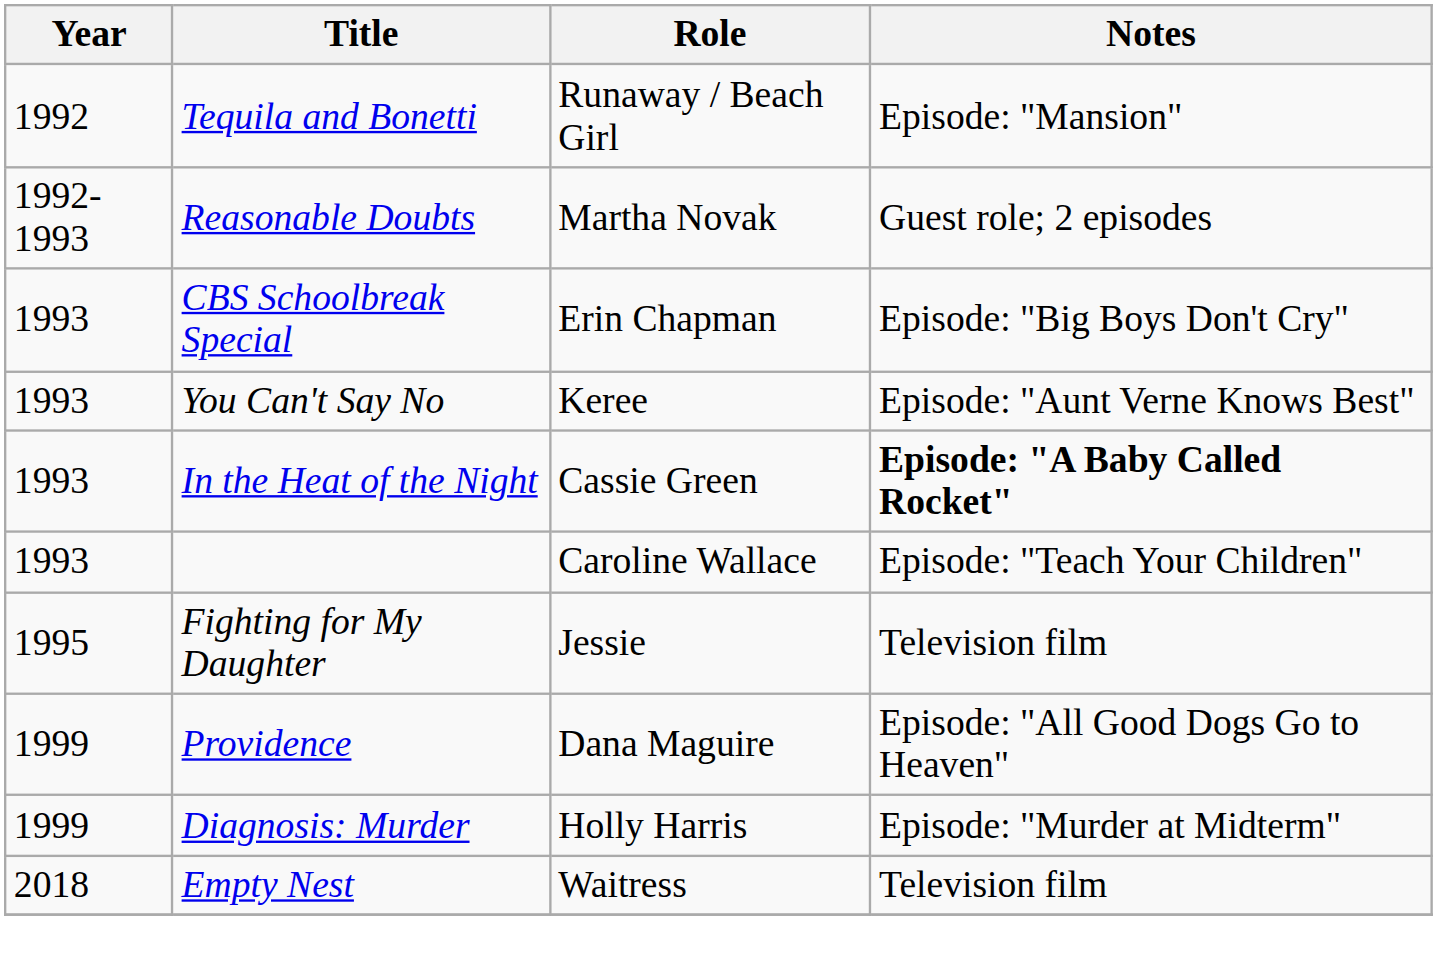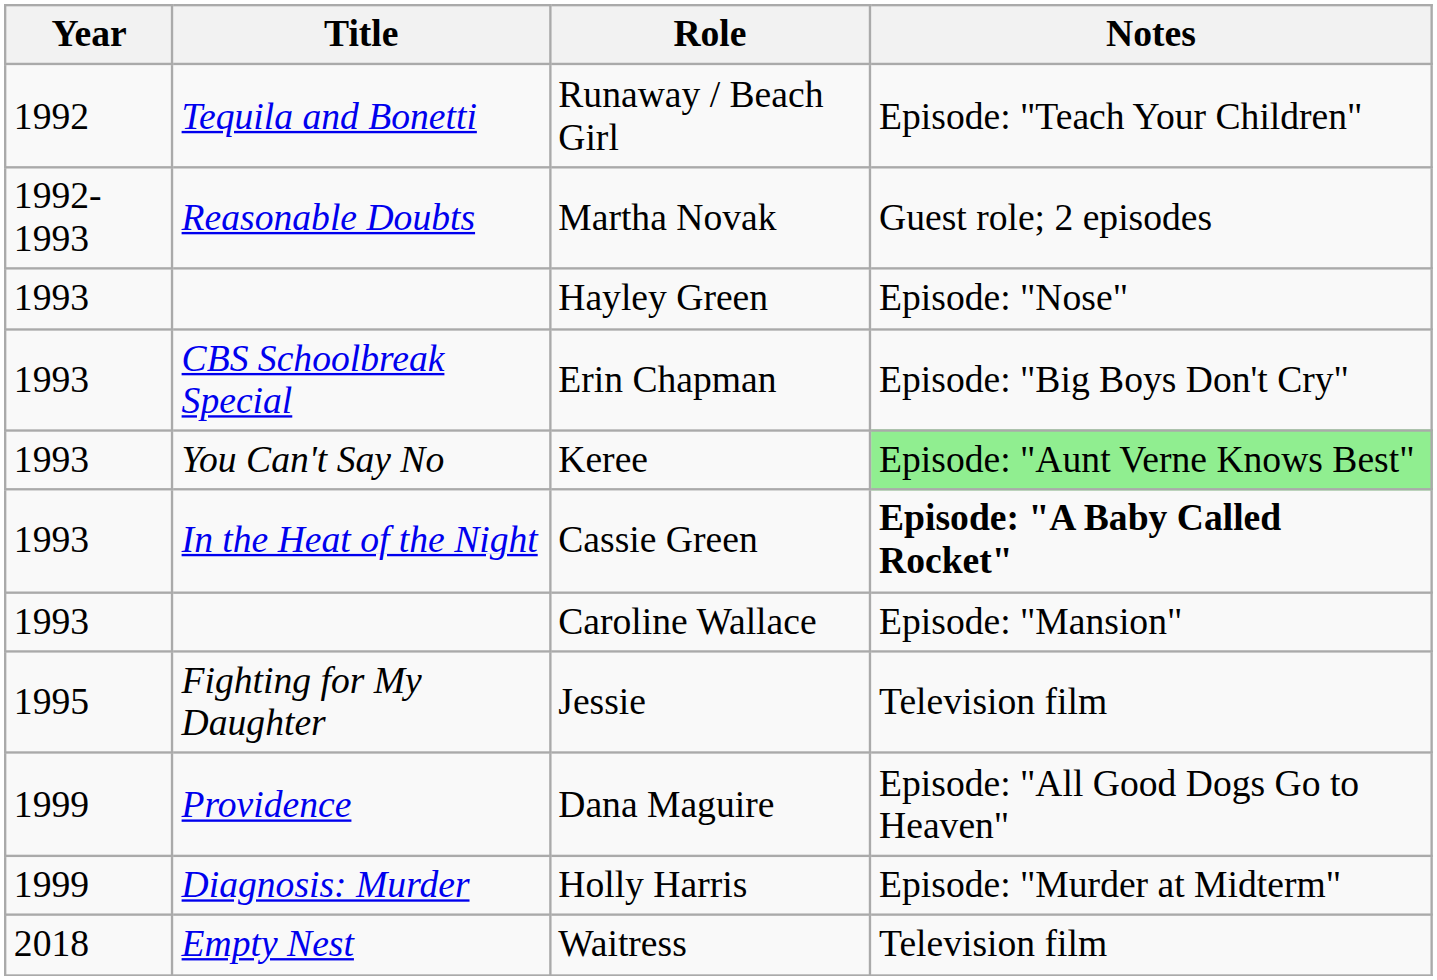(1031, 115) Episode: "Mansion" -> (1121, 115) Episode: "Teach Your Children"
+ row: (663, 297)
(1147, 399) no background -> (1147, 459) lightgreen background
(1121, 561) Episode: "Teach Your Children" -> (1031, 620) Episode: "Mansion"
